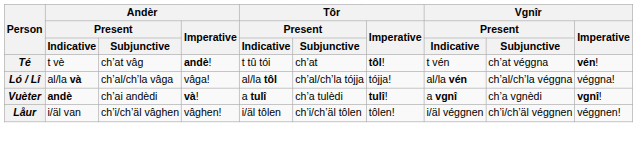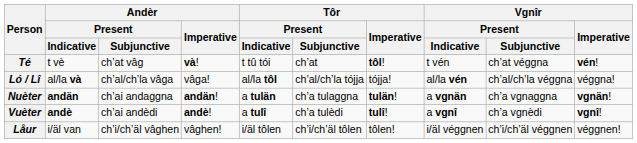(198, 63) andè! -> (191, 63) và!
+ row: (25, 96)
(191, 96) và! -> (198, 113) andè!
